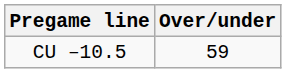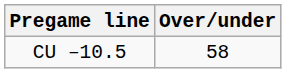(218, 52) 59 -> (218, 52) 58
